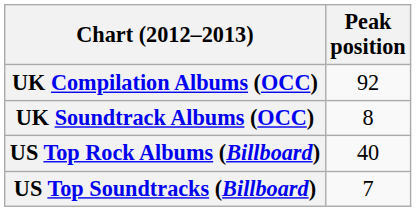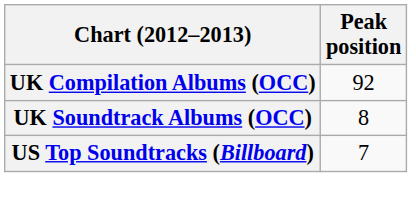- row: (165, 152)
